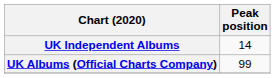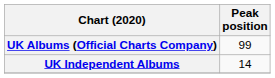rows swapped: (112, 63) <-> (112, 45)
